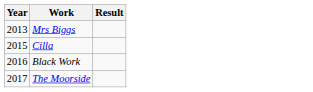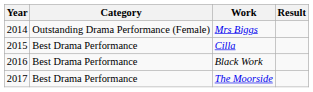+ column: (121, 12)
(17, 29) 2013 -> (17, 29) 2014
